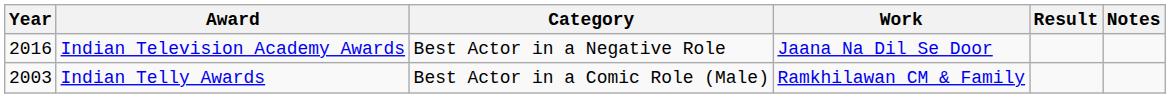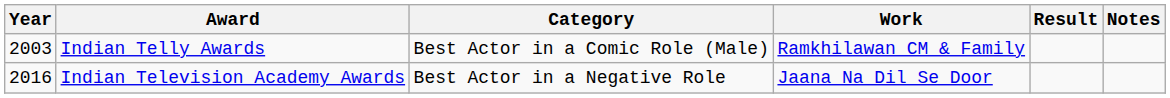rows swapped: (163, 78) <-> (233, 49)
